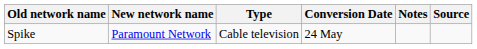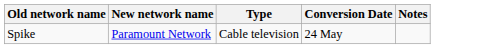- column: (451, 14)
